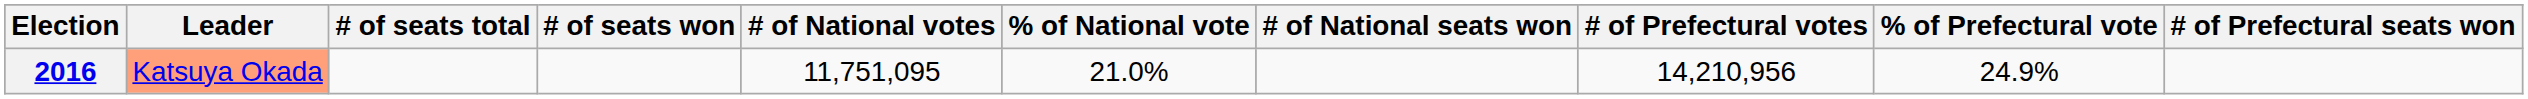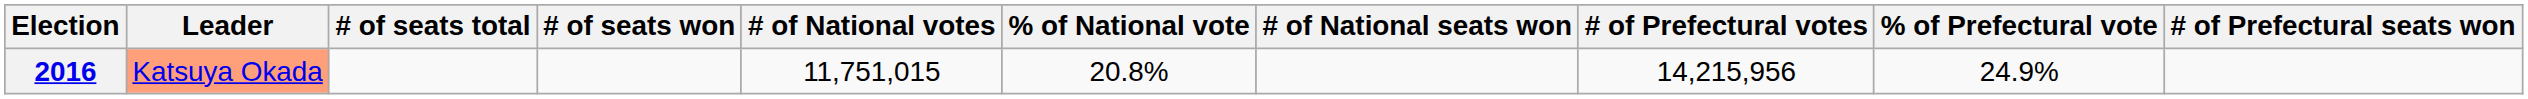(872, 70) 11,751,095 -> (872, 70) 11,751,015
(1129, 70) 21.0% -> (1129, 70) 20.8%
(1726, 70) 14,210,956 -> (1726, 70) 14,215,956
